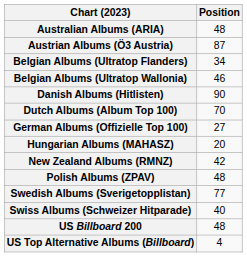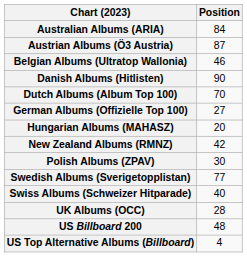(219, 29) 48 -> (219, 29) 84
- row: (100, 62)
(219, 177) 48 -> (219, 161) 30
+ row: (100, 210)
